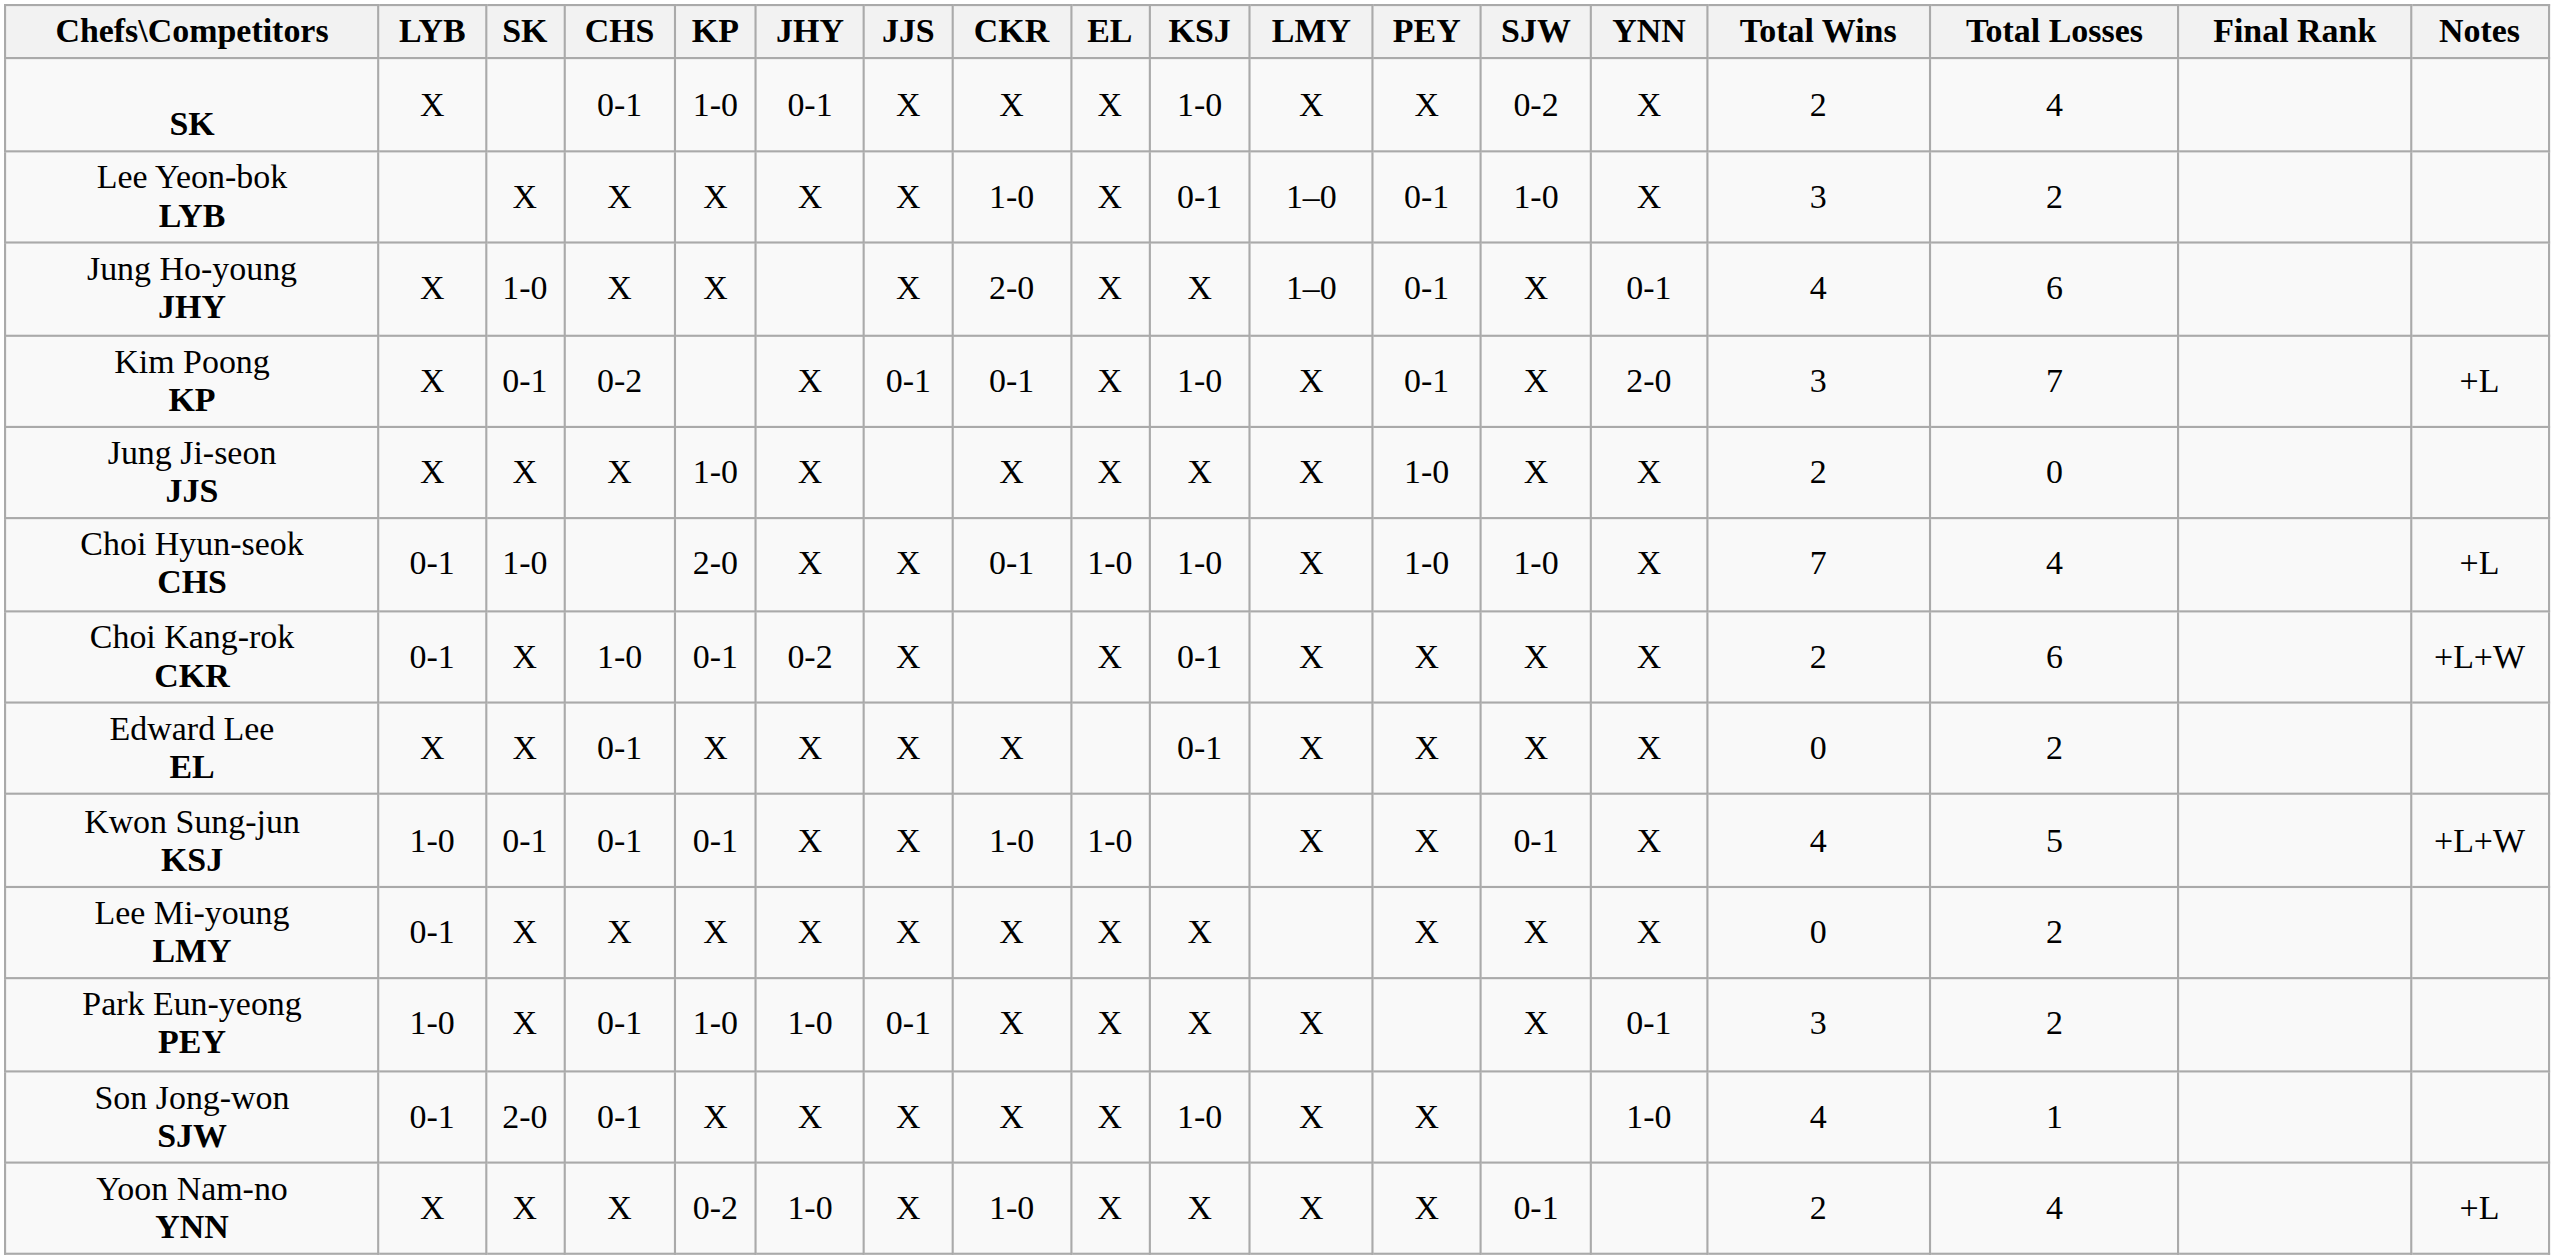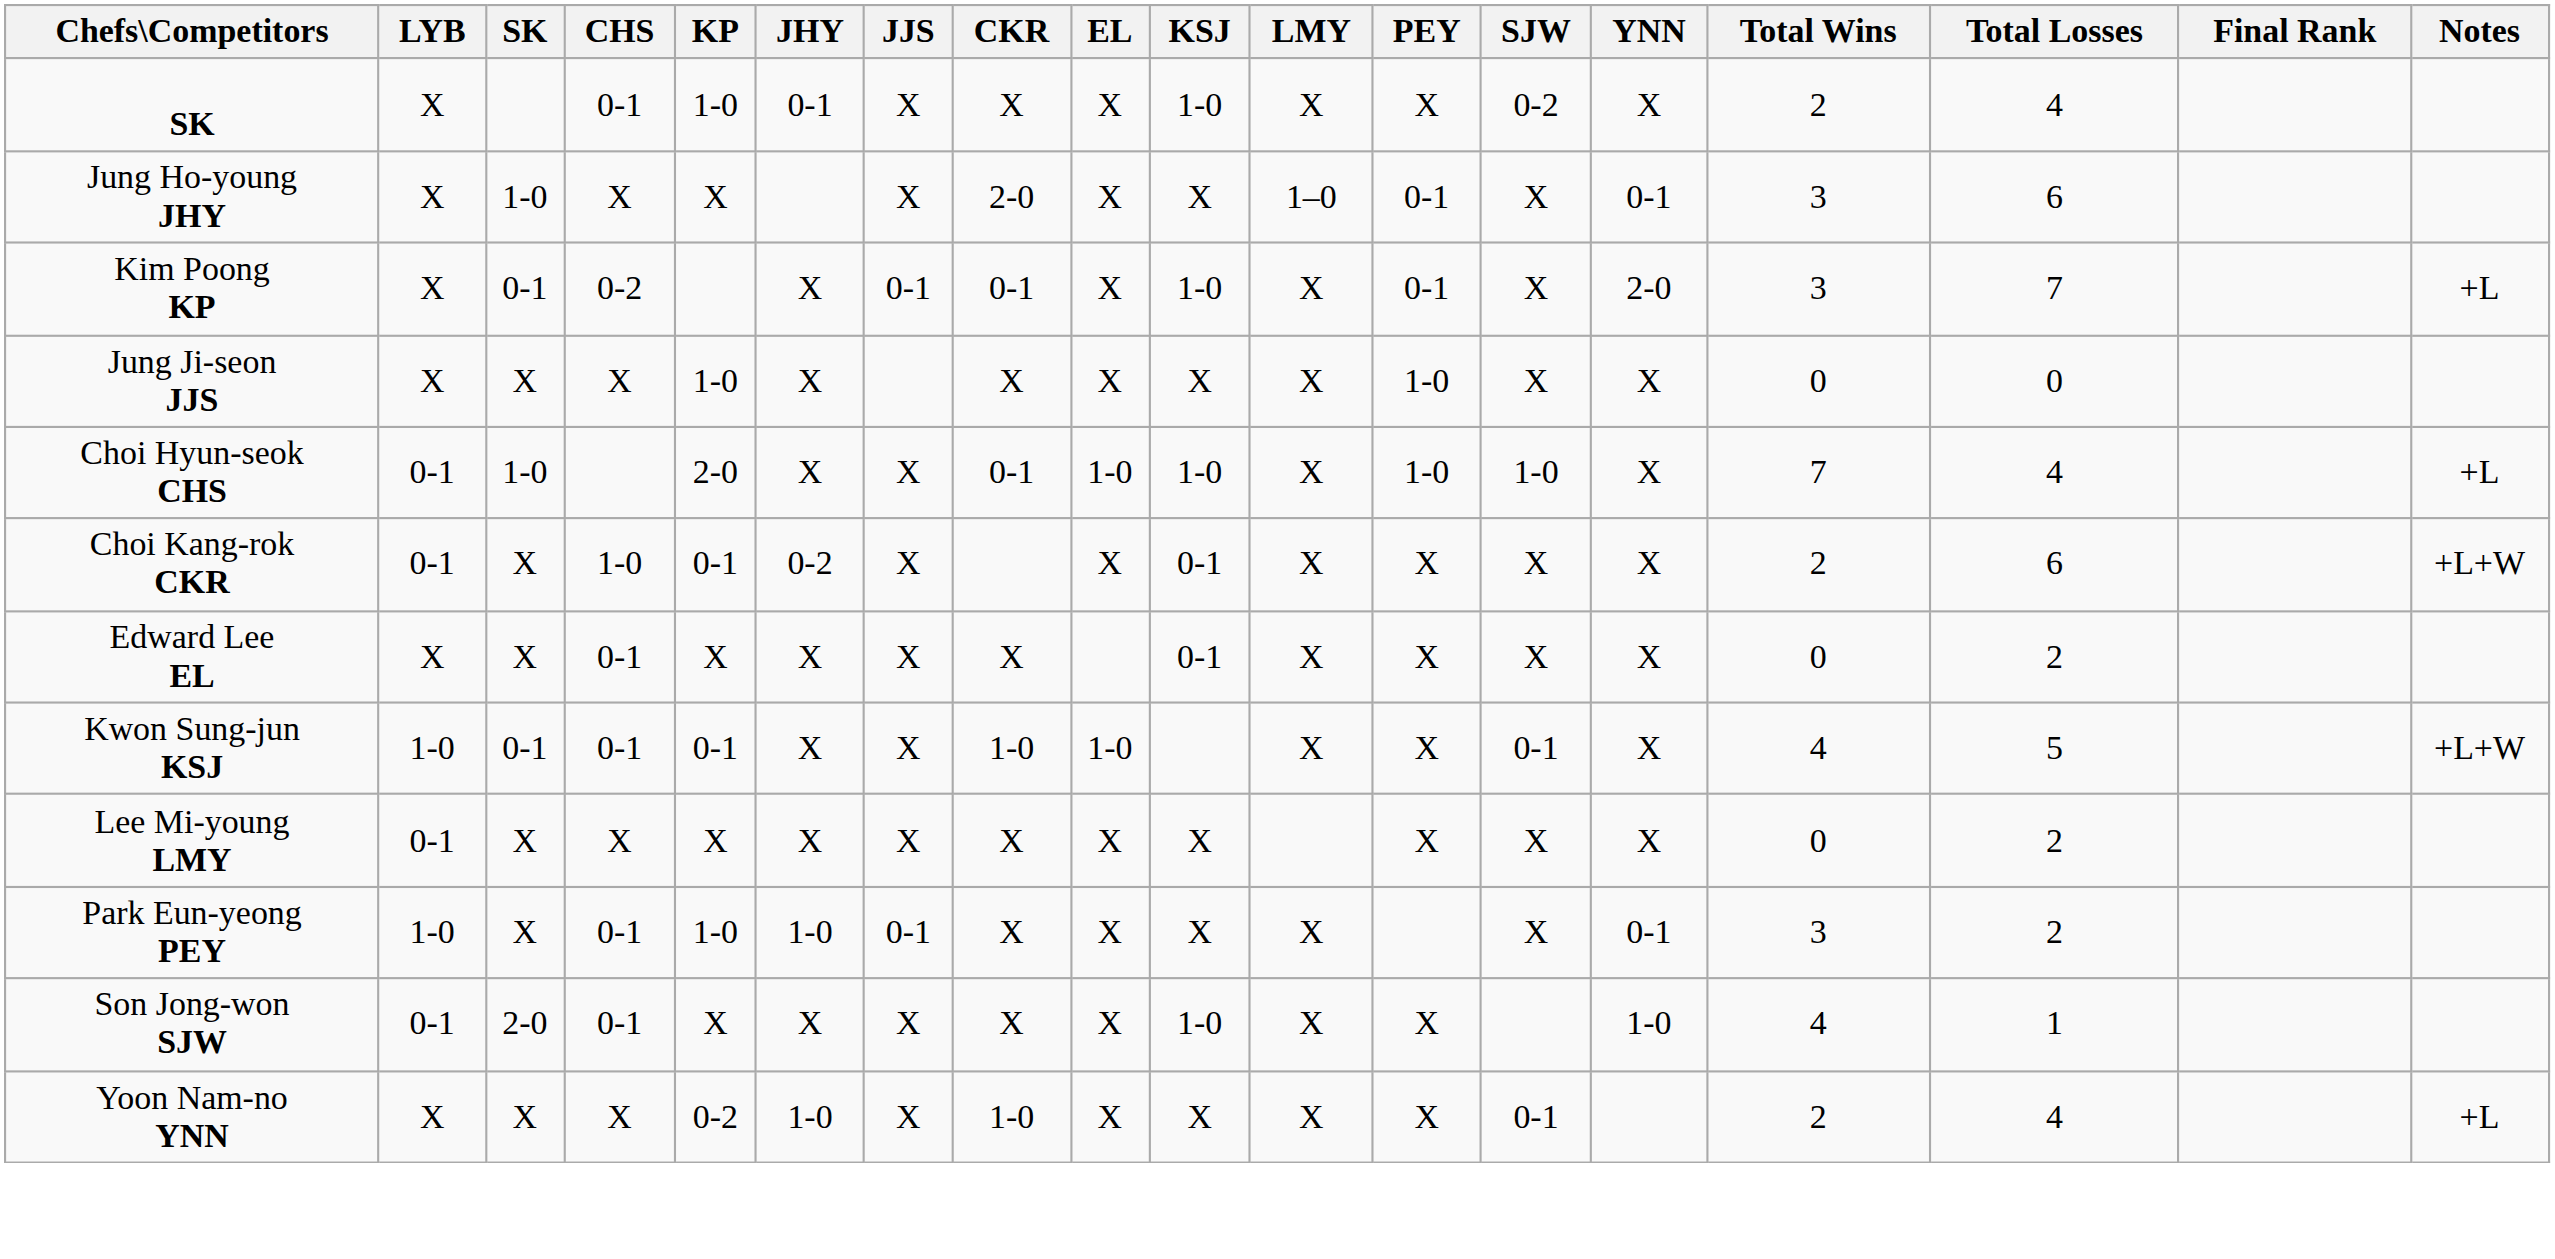- row: (192, 196)
(1818, 288) 4 -> (1818, 196) 3
(1818, 472) 2 -> (1818, 380) 0
